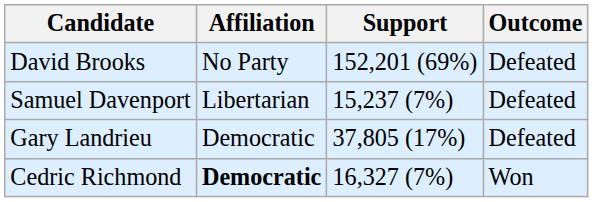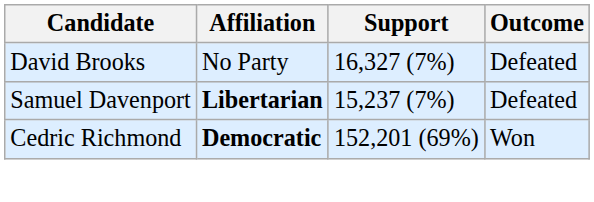(405, 61) 152,201 (69%) -> (394, 61) 16,327 (7%)
(256, 100) normal -> (262, 100) bold
- row: (81, 138)
(393, 176) 16,327 (7%) -> (406, 138) 152,201 (69%)
